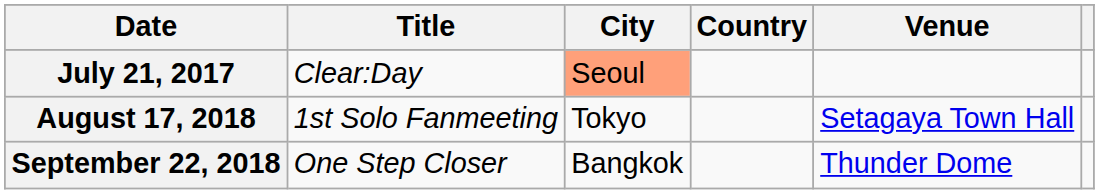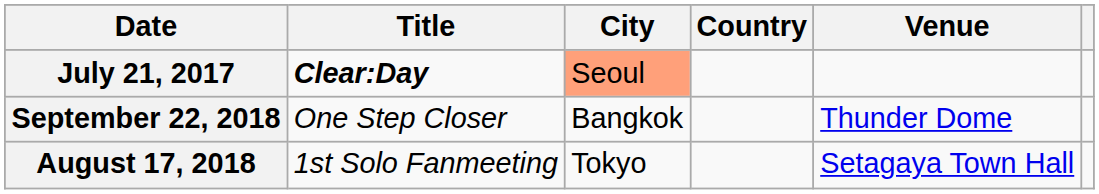(358, 73) normal -> (361, 73) bold
rows swapped: (146, 118) <-> (146, 164)
